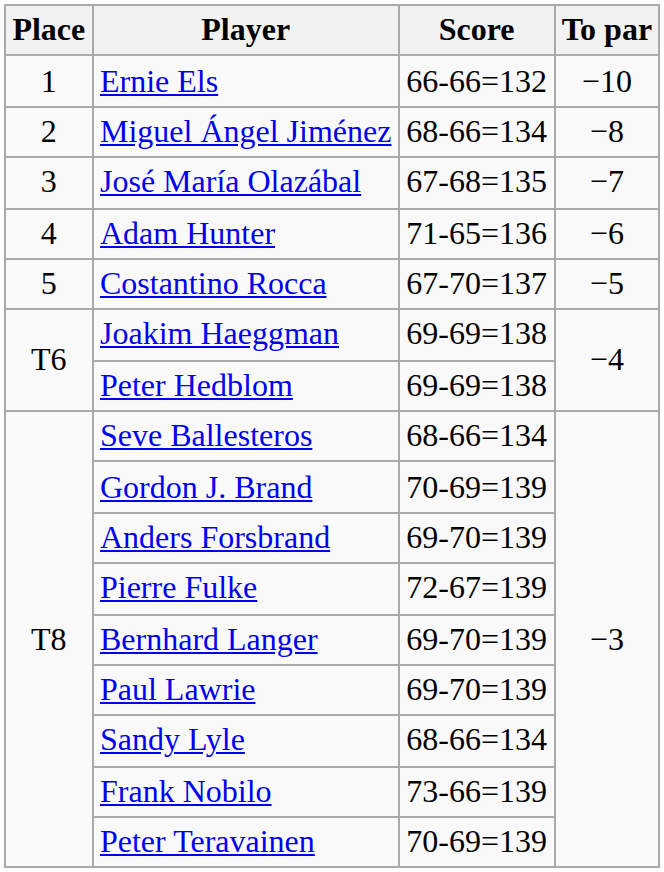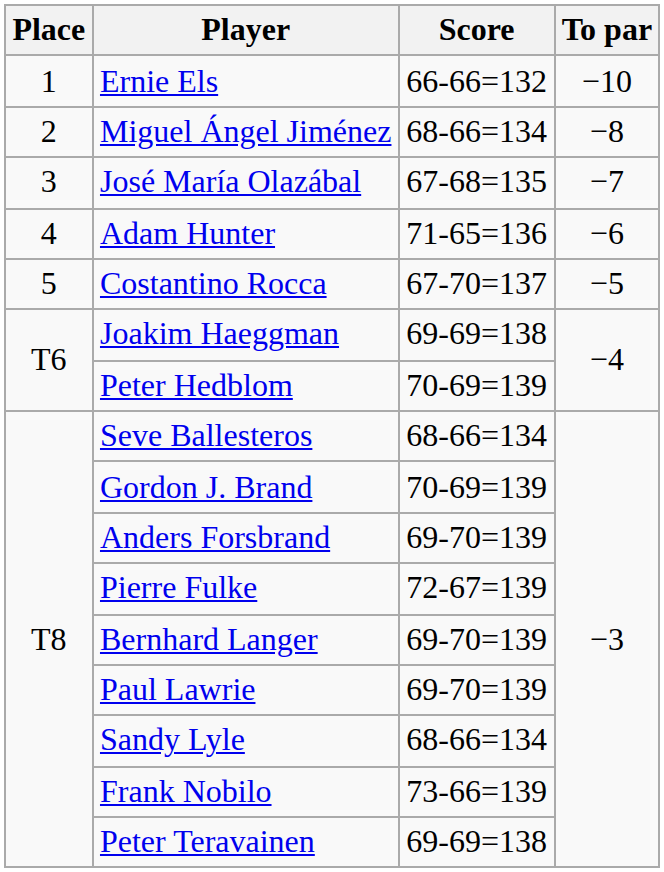(477, 385) 69-69=138 -> (477, 385) 70-69=139
(477, 841) 70-69=139 -> (477, 841) 69-69=138
